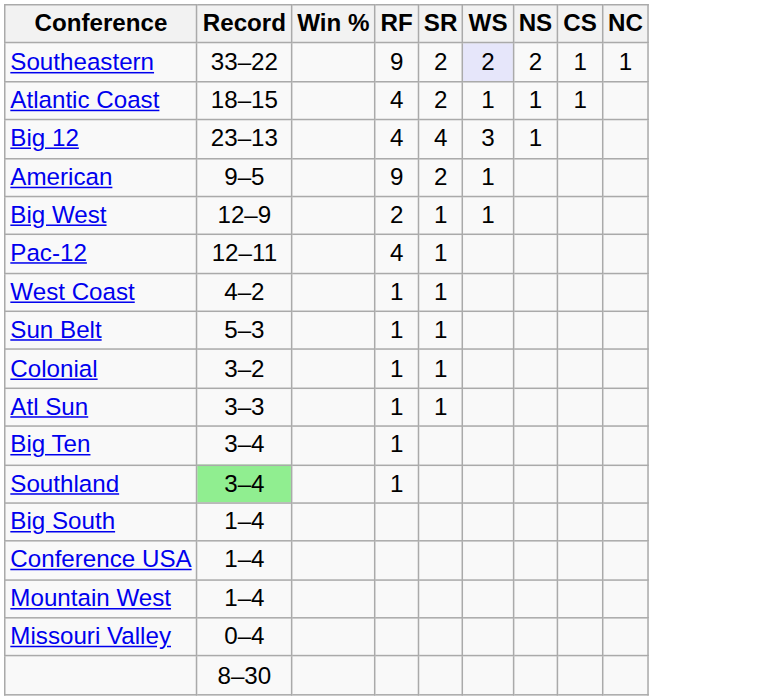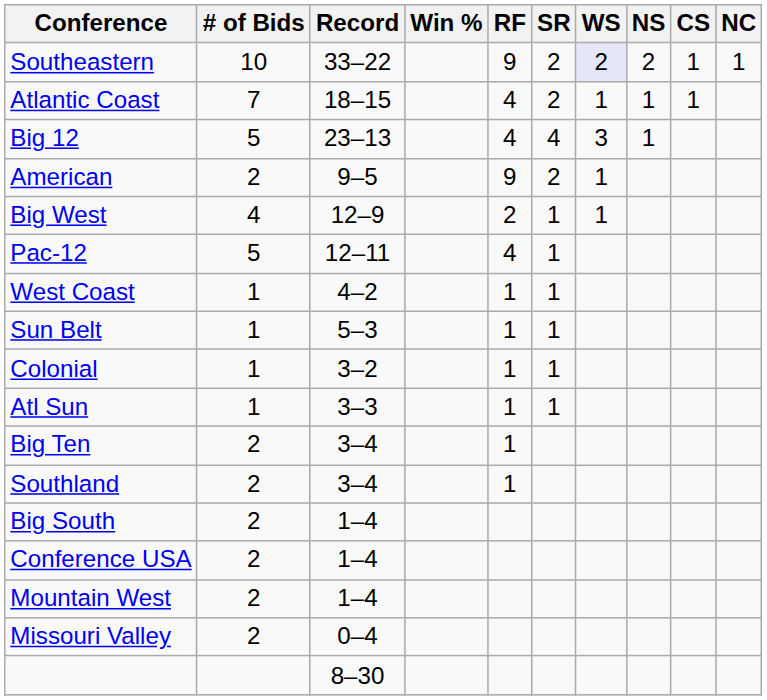+ column: (254, 23)
(244, 483) lightgreen background -> (358, 483) no background
